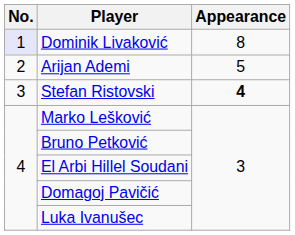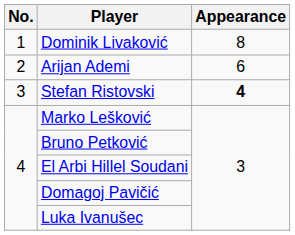(21, 42) lavender background -> (21, 42) no background
(241, 67) 5 -> (241, 67) 6
